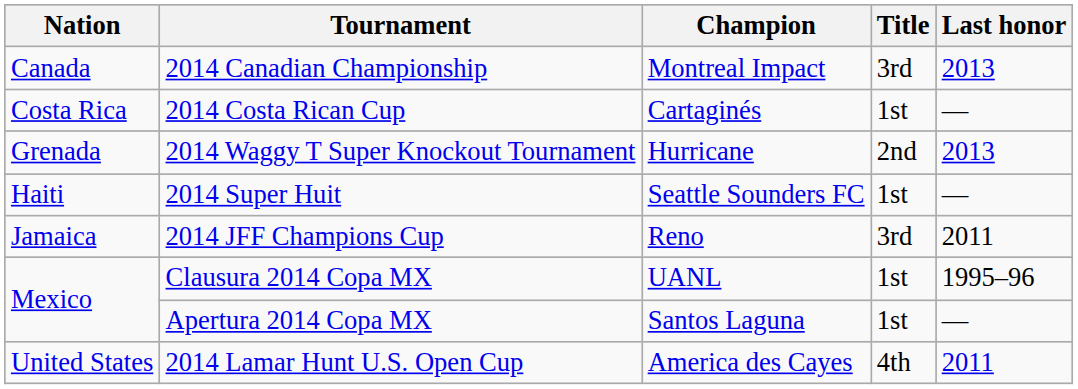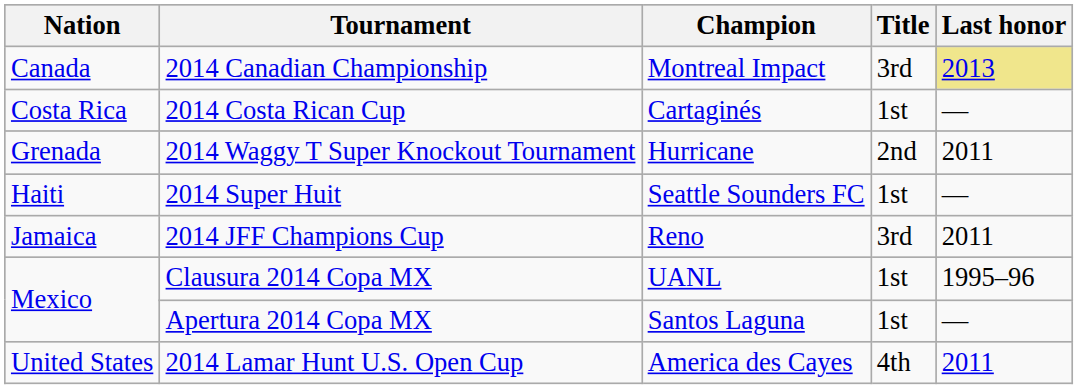(968, 67) no background -> (968, 67) khaki background
(968, 151) 2013 -> (968, 151) 2011
